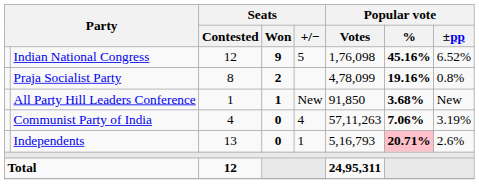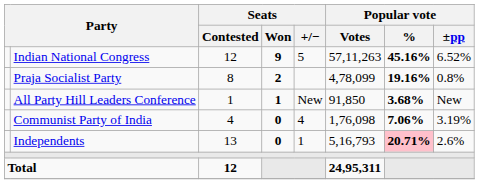(352, 57) 1,76,098 -> (355, 57) 57,11,263
(355, 120) 57,11,263 -> (352, 120) 1,76,098
